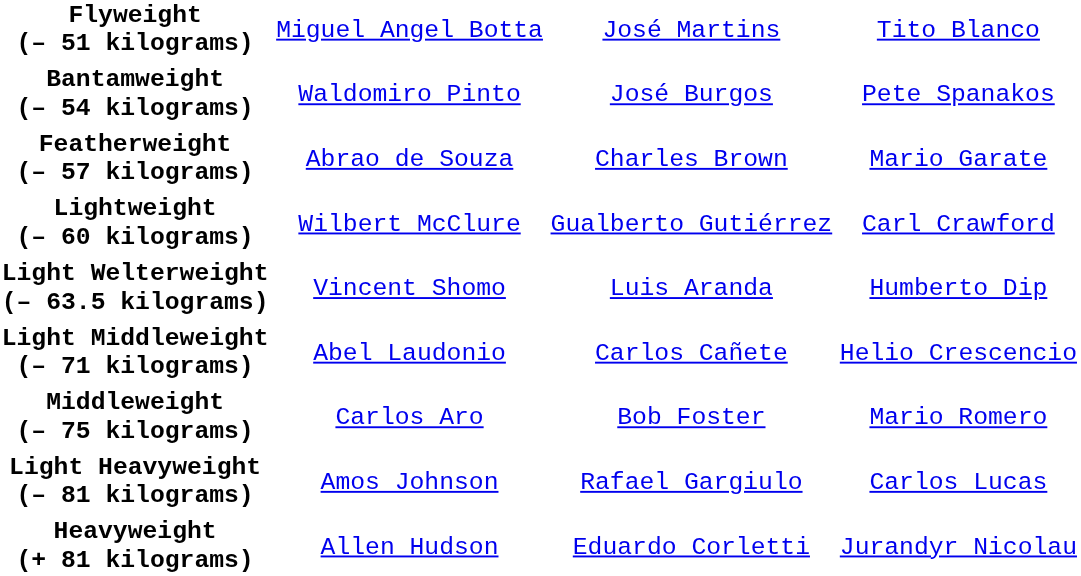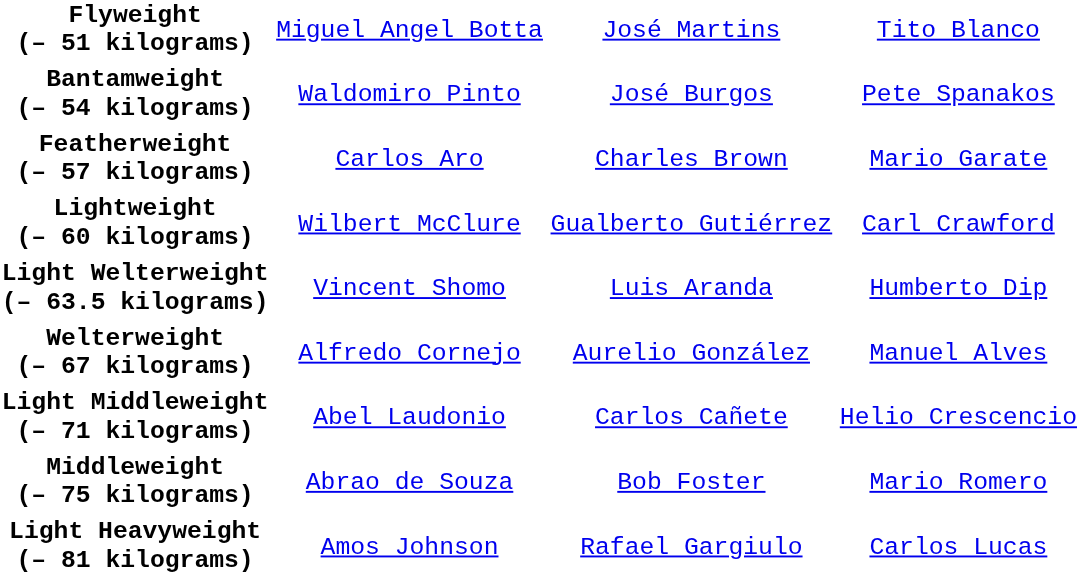(410, 158) Abrao de Souza -> (410, 158) Carlos Aro
+ row: (135, 352)
(410, 417) Carlos Aro -> (410, 481) Abrao de Souza
- row: (135, 546)
